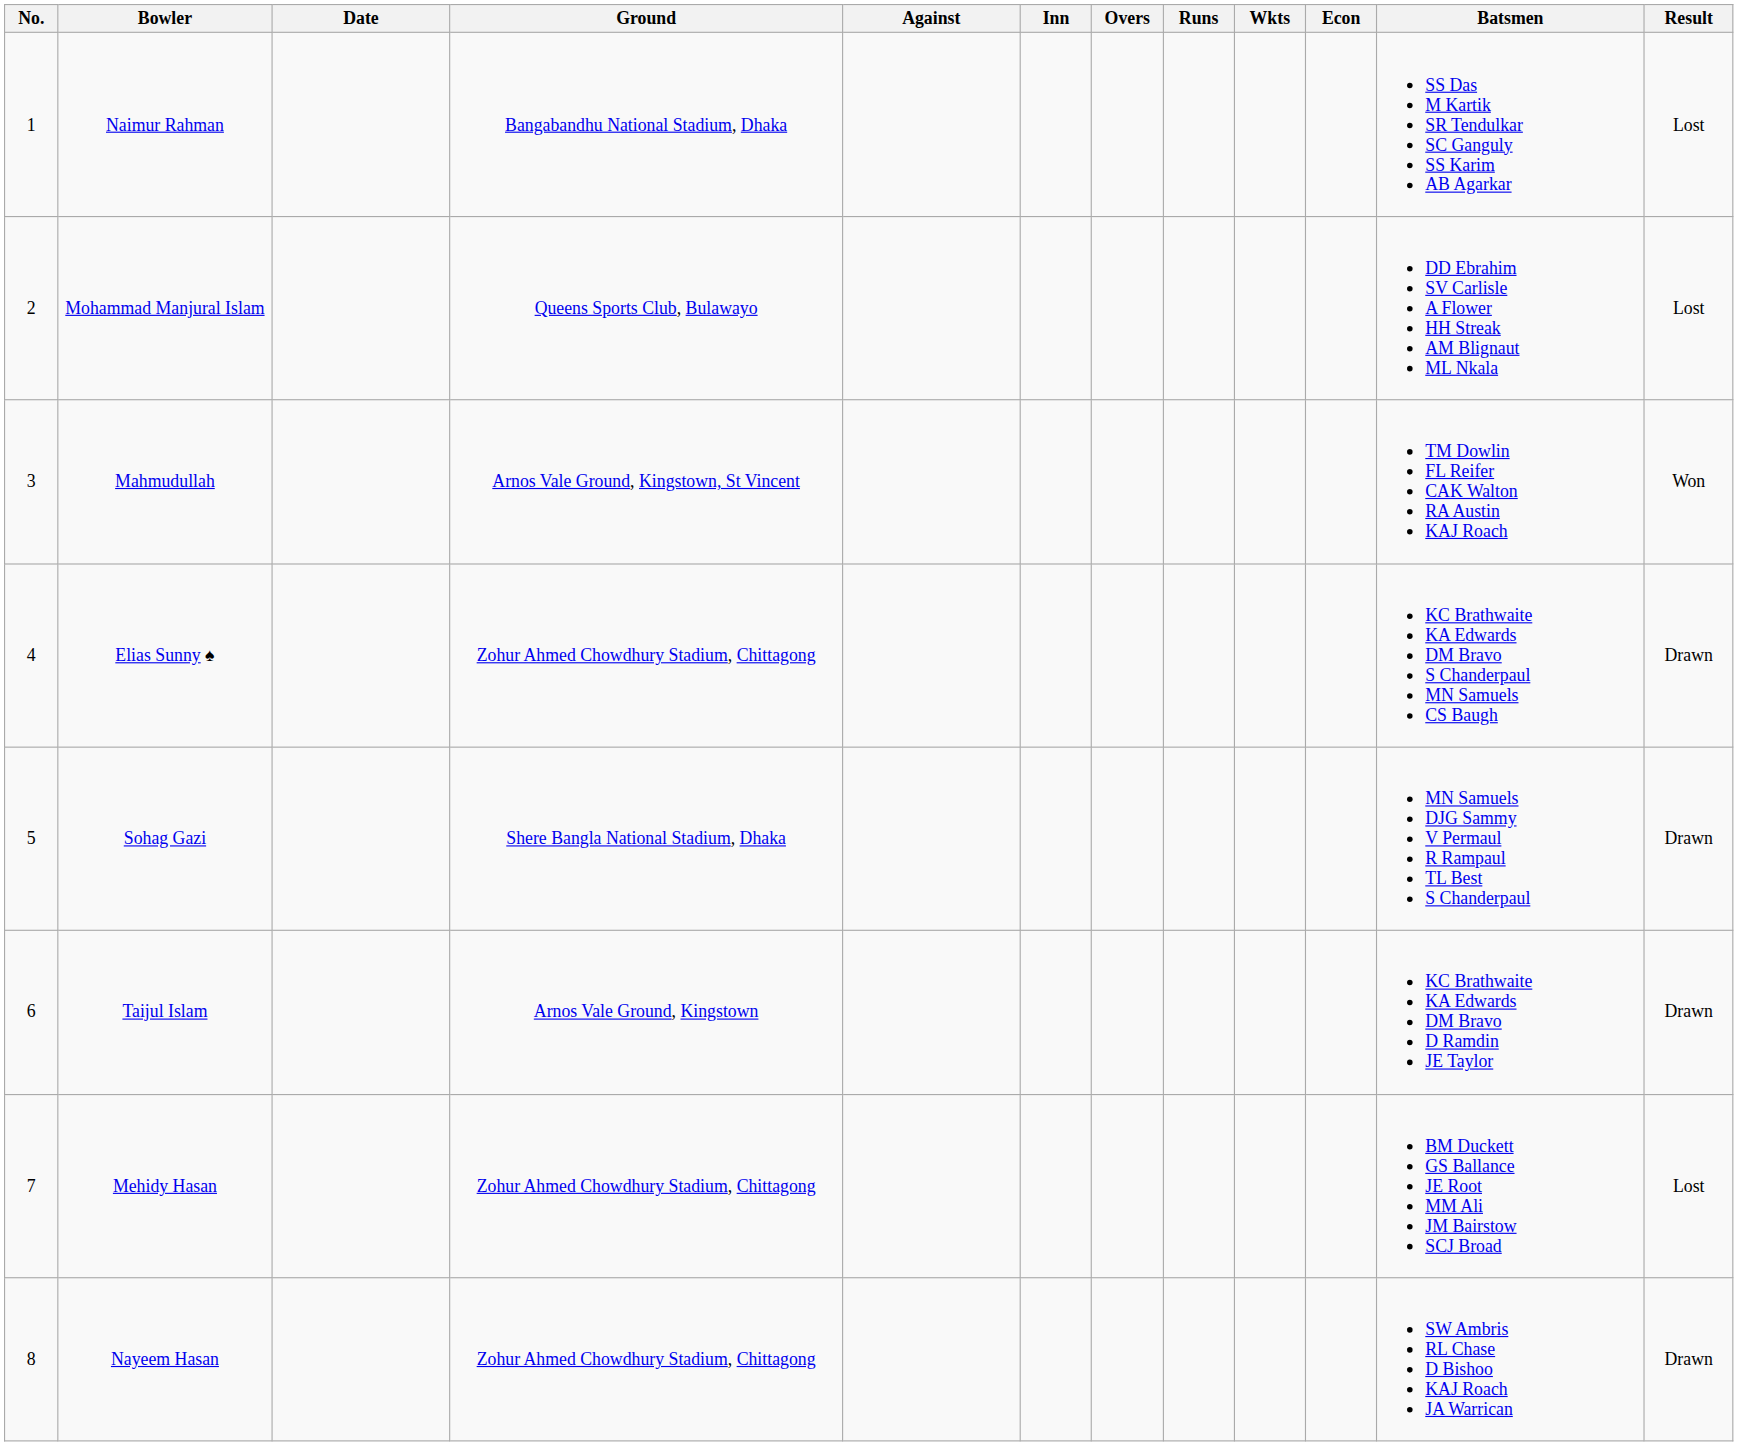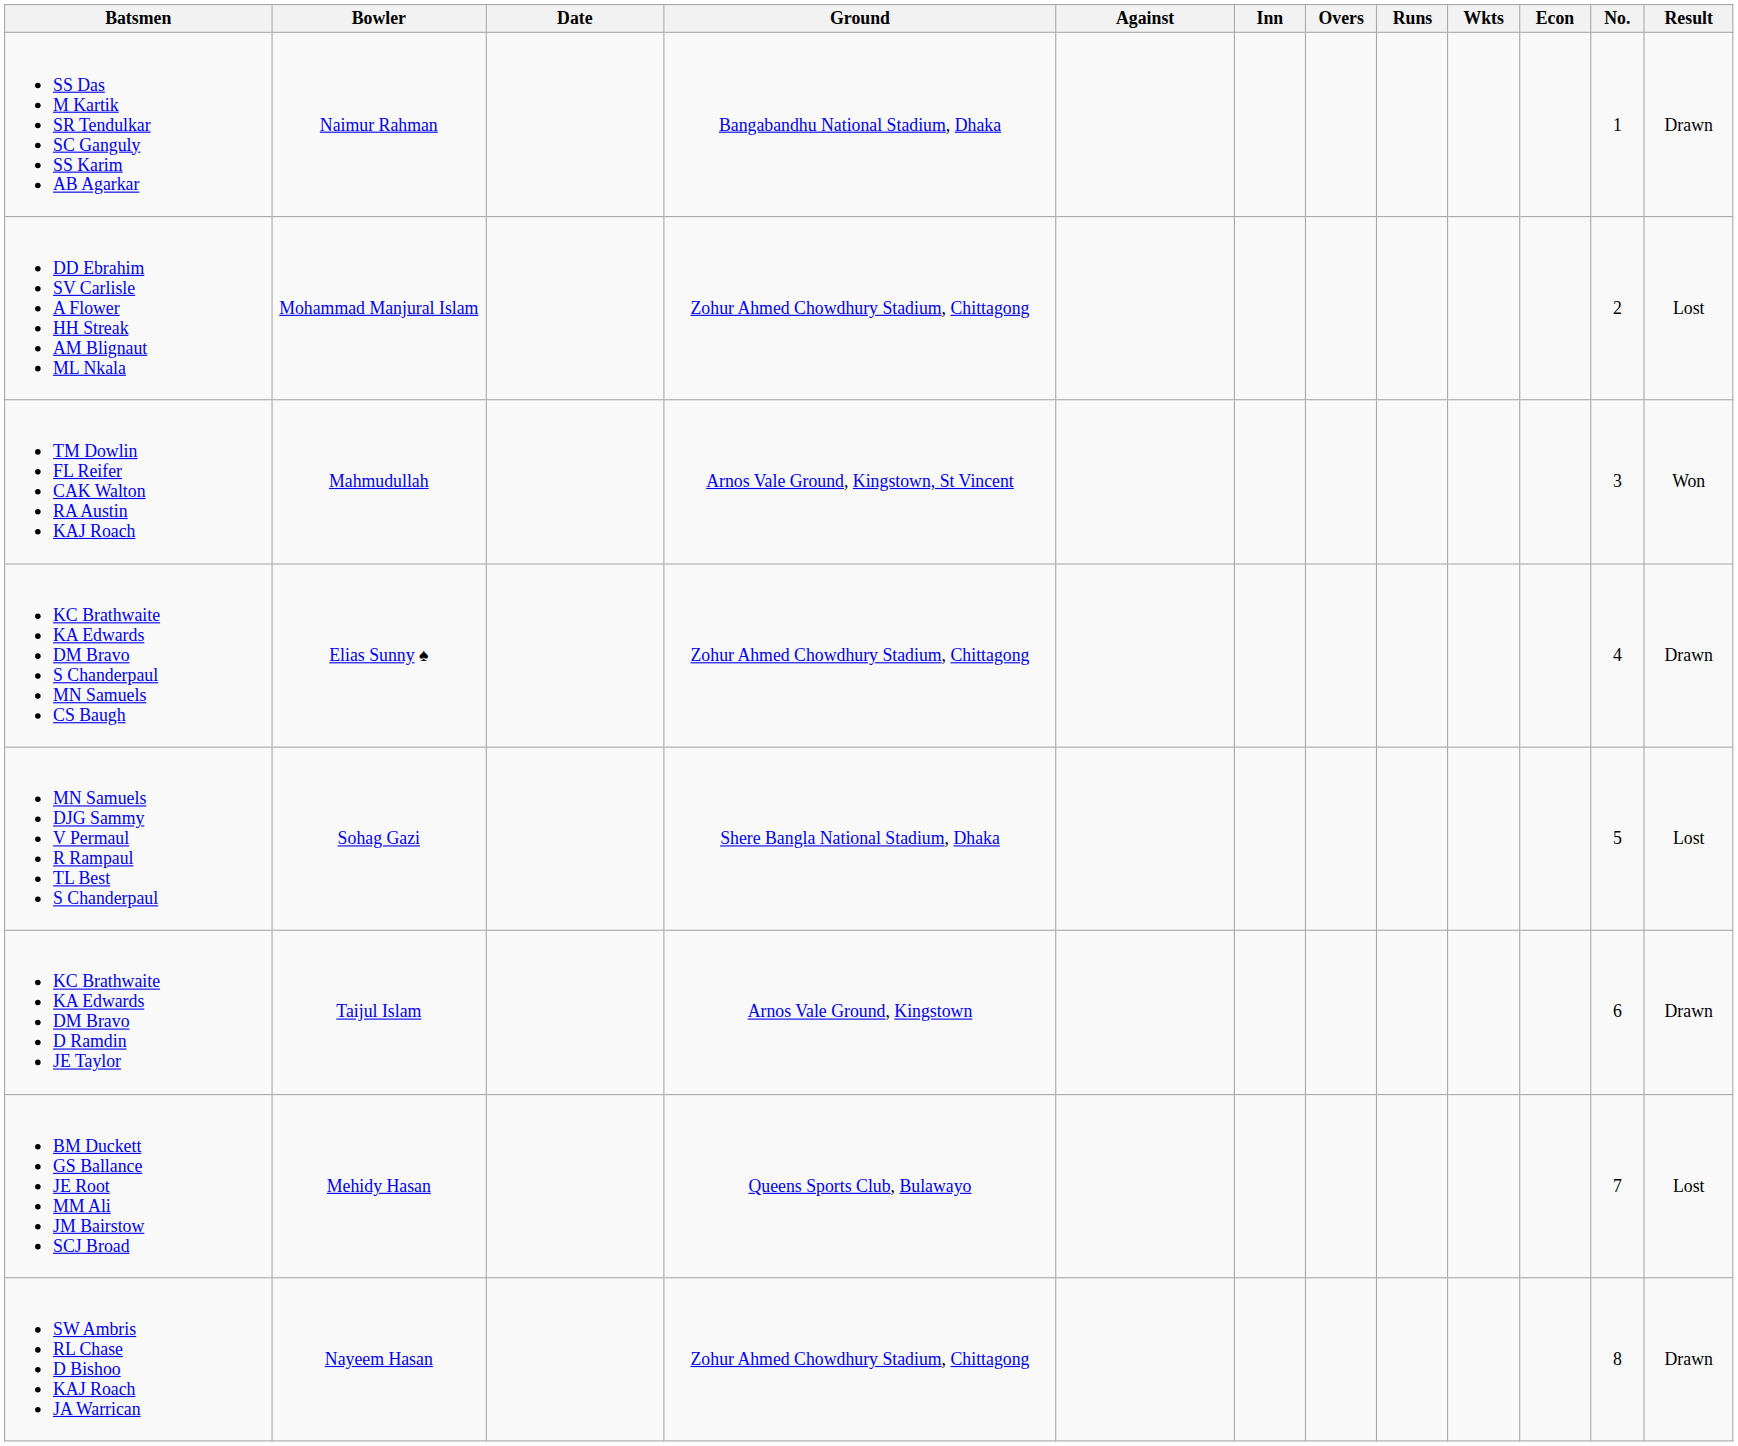columns swapped: (31, 18) <-> (1510, 18)
(1689, 124) Lost -> (1689, 124) Drawn
(646, 308) Queens Sports Club, Bulawayo -> (860, 308) Zohur Ahmed Chowdhury Stadium, Chittagong
(1689, 838) Drawn -> (1689, 838) Lost
(646, 1185) Zohur Ahmed Chowdhury Stadium, Chittagong -> (860, 1185) Queens Sports Club, Bulawayo
